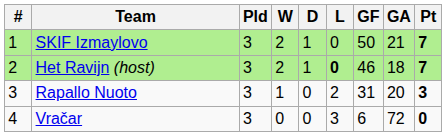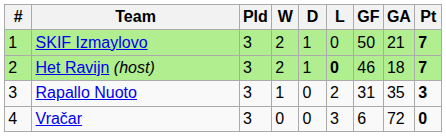(396, 93) 20 -> (396, 93) 35
